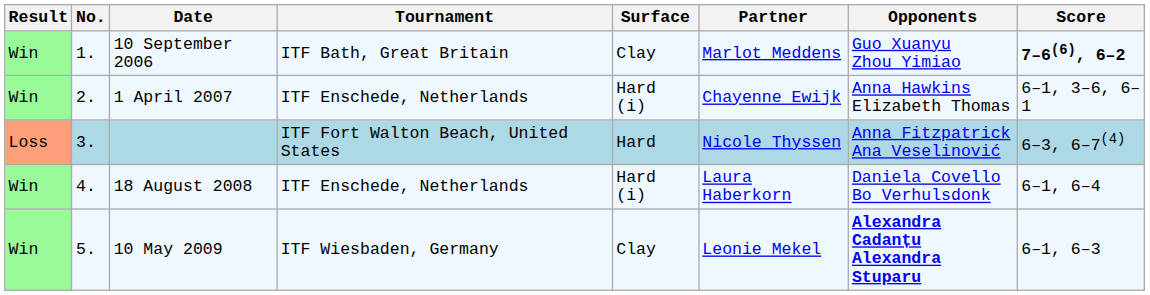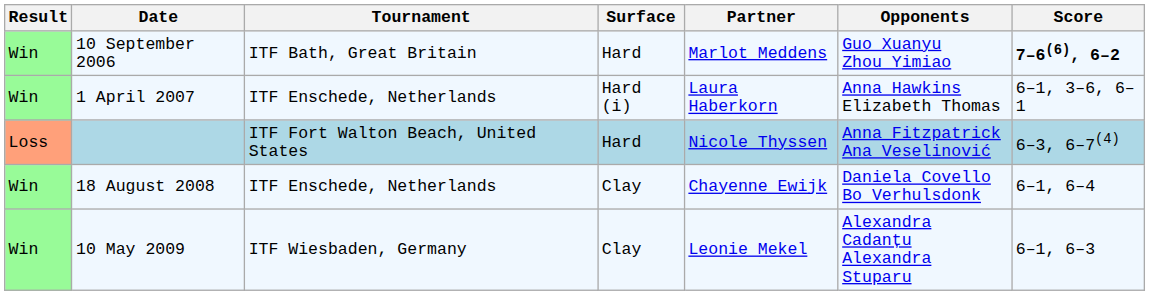- column: (91, 17)
(636, 53) Clay -> (621, 53) Hard
(772, 97) Chayenne Ewijk -> (733, 97) Laura Haberkorn
(636, 187) Hard (i) -> (621, 187) Clay
(747, 187) Laura Haberkorn -> (758, 187) Chayenne Ewijk
(897, 249) bold -> (887, 249) normal
